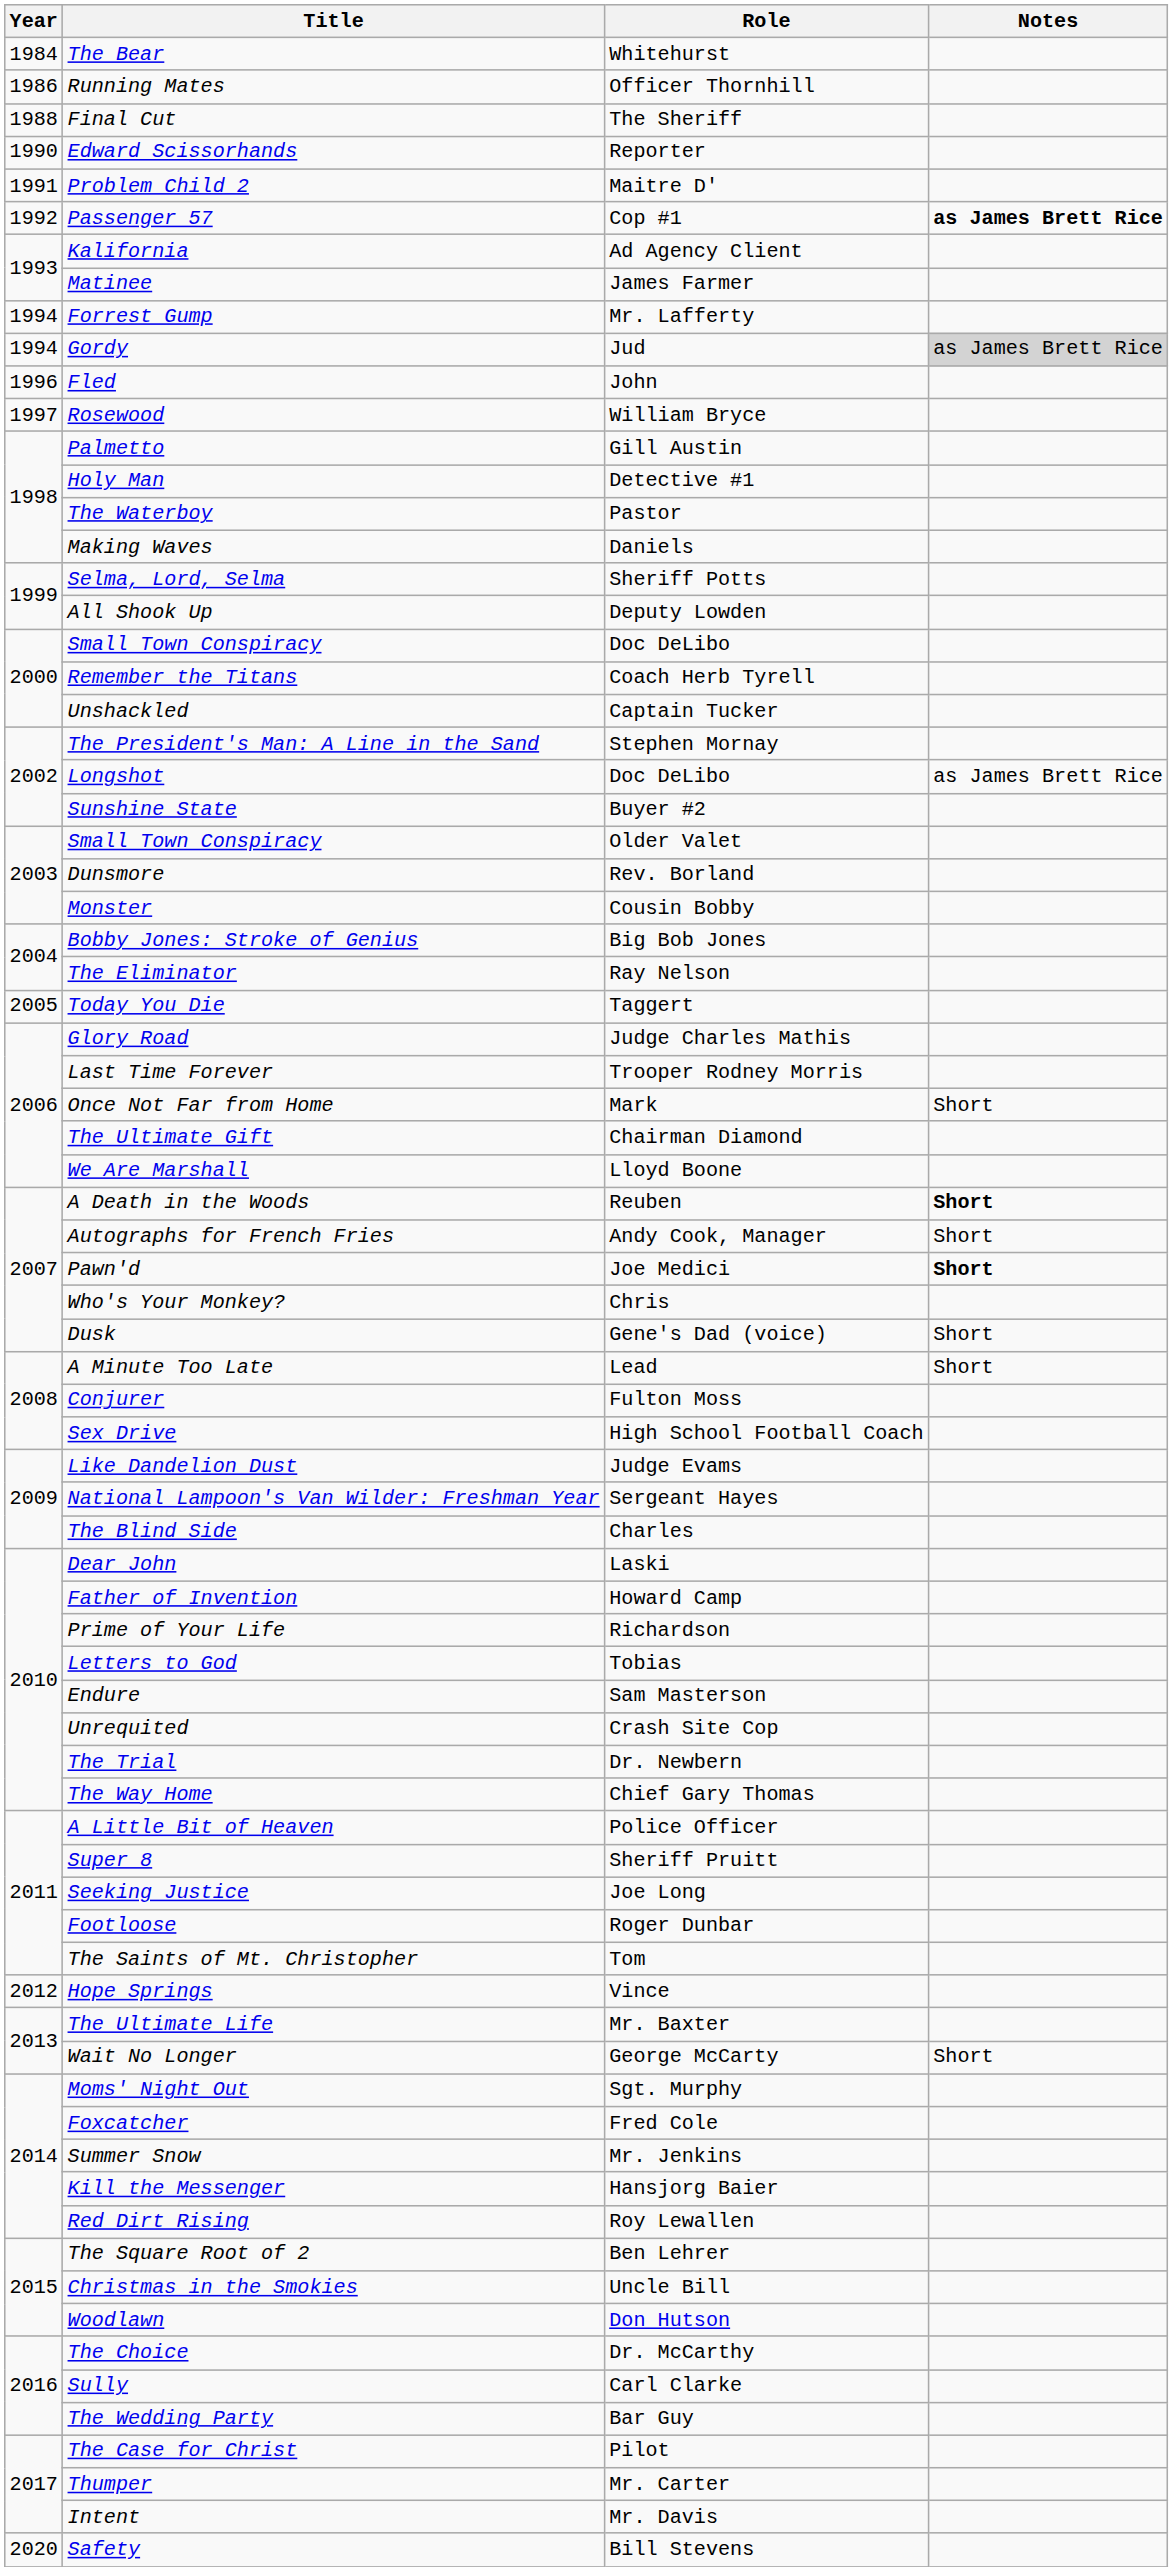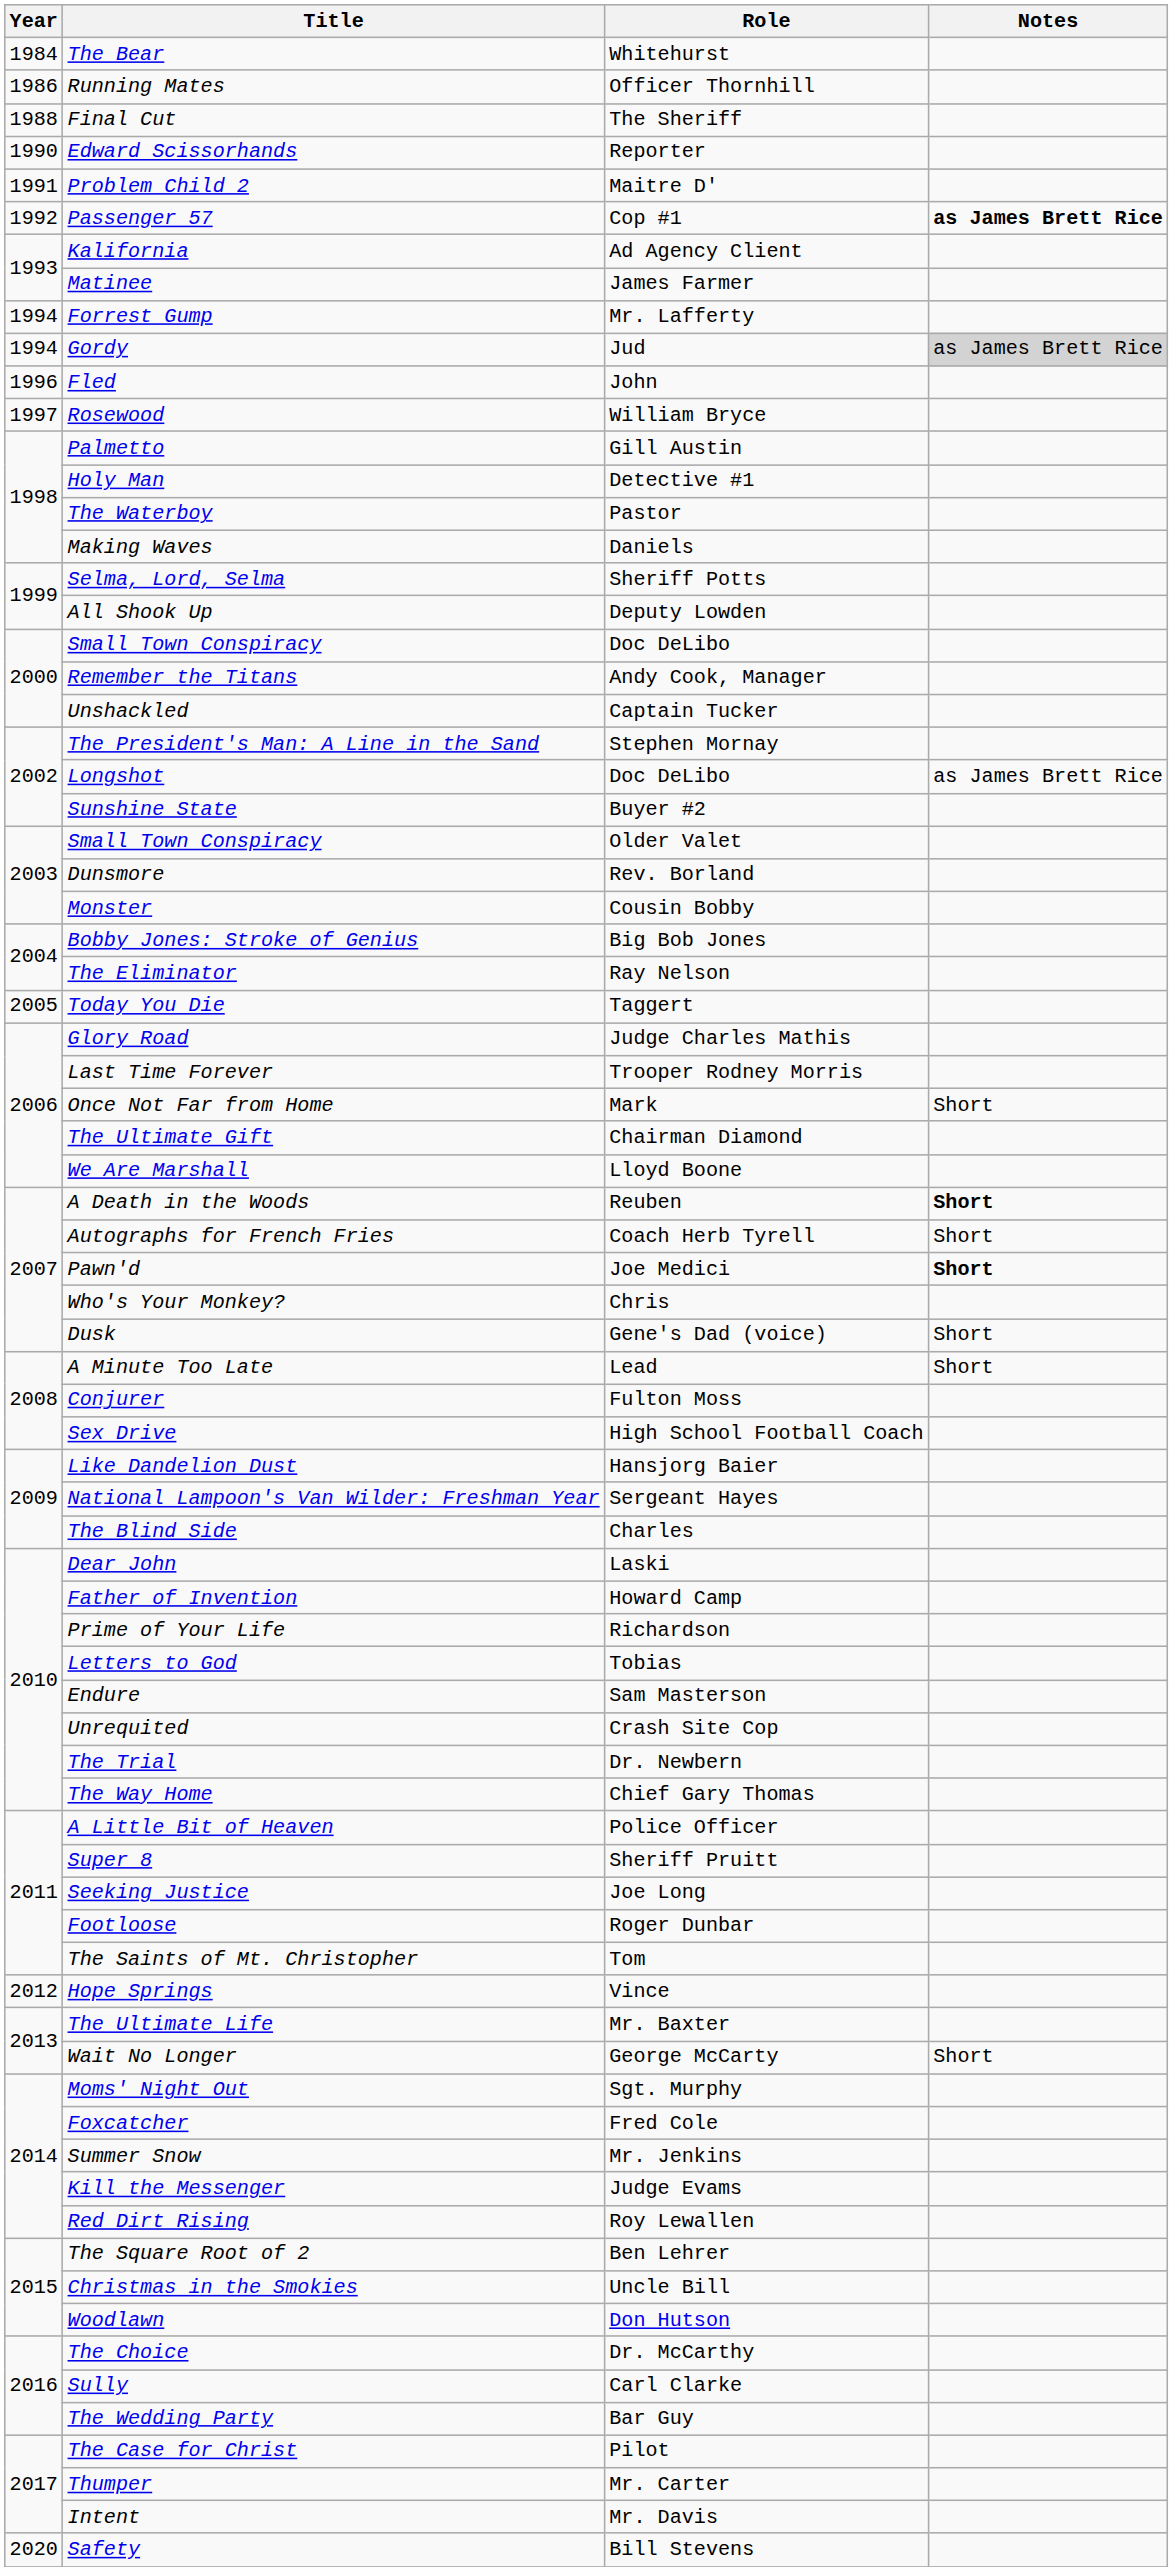(712, 678) Coach Herb Tyrell -> (718, 678) Andy Cook, Manager
(718, 1236) Andy Cook, Manager -> (712, 1236) Coach Herb Tyrell
(676, 1466) Judge Evams -> (694, 1466) Hansjorg Baier
(694, 2189) Hansjorg Baier -> (676, 2189) Judge Evams
